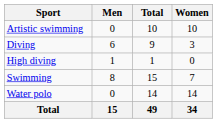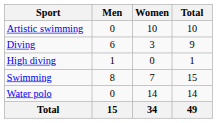columns swapped: (192, 12) <-> (152, 12)
